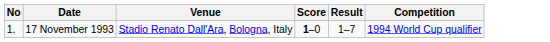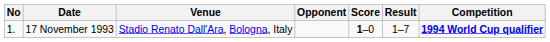+ column: (322, 12)
(425, 29) normal -> (482, 29) bold
